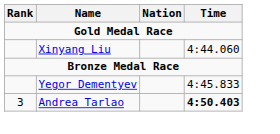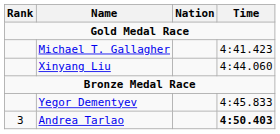+ row: (104, 49)
